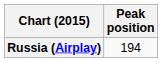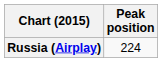(131, 47) 194 -> (131, 47) 224
